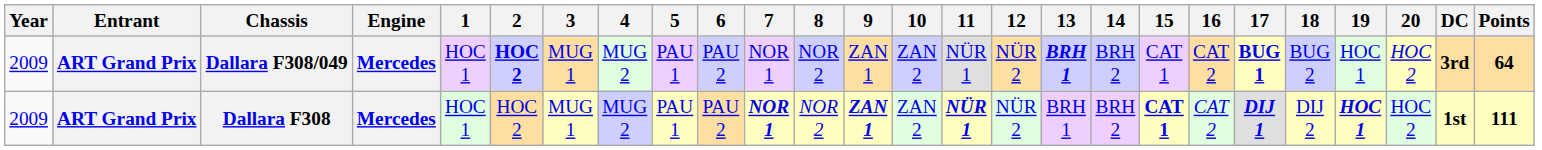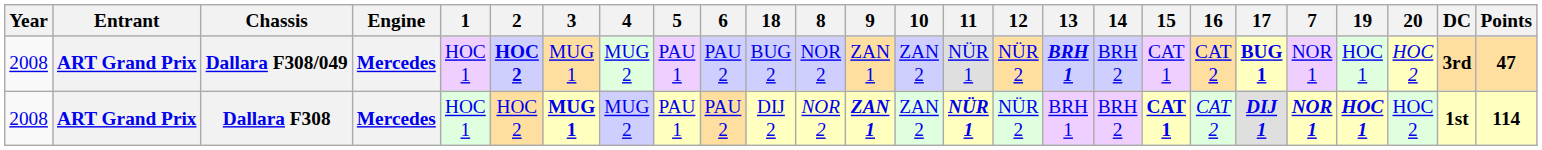columns swapped: (769, 20) <-> (1310, 20)
(29, 63) 2009 -> (29, 63) 2008
(1504, 63) 64 -> (1506, 63) 47
(29, 117) 2009 -> (29, 117) 2008
(571, 117) normal -> (572, 117) bold
(1504, 117) 111 -> (1506, 117) 114
